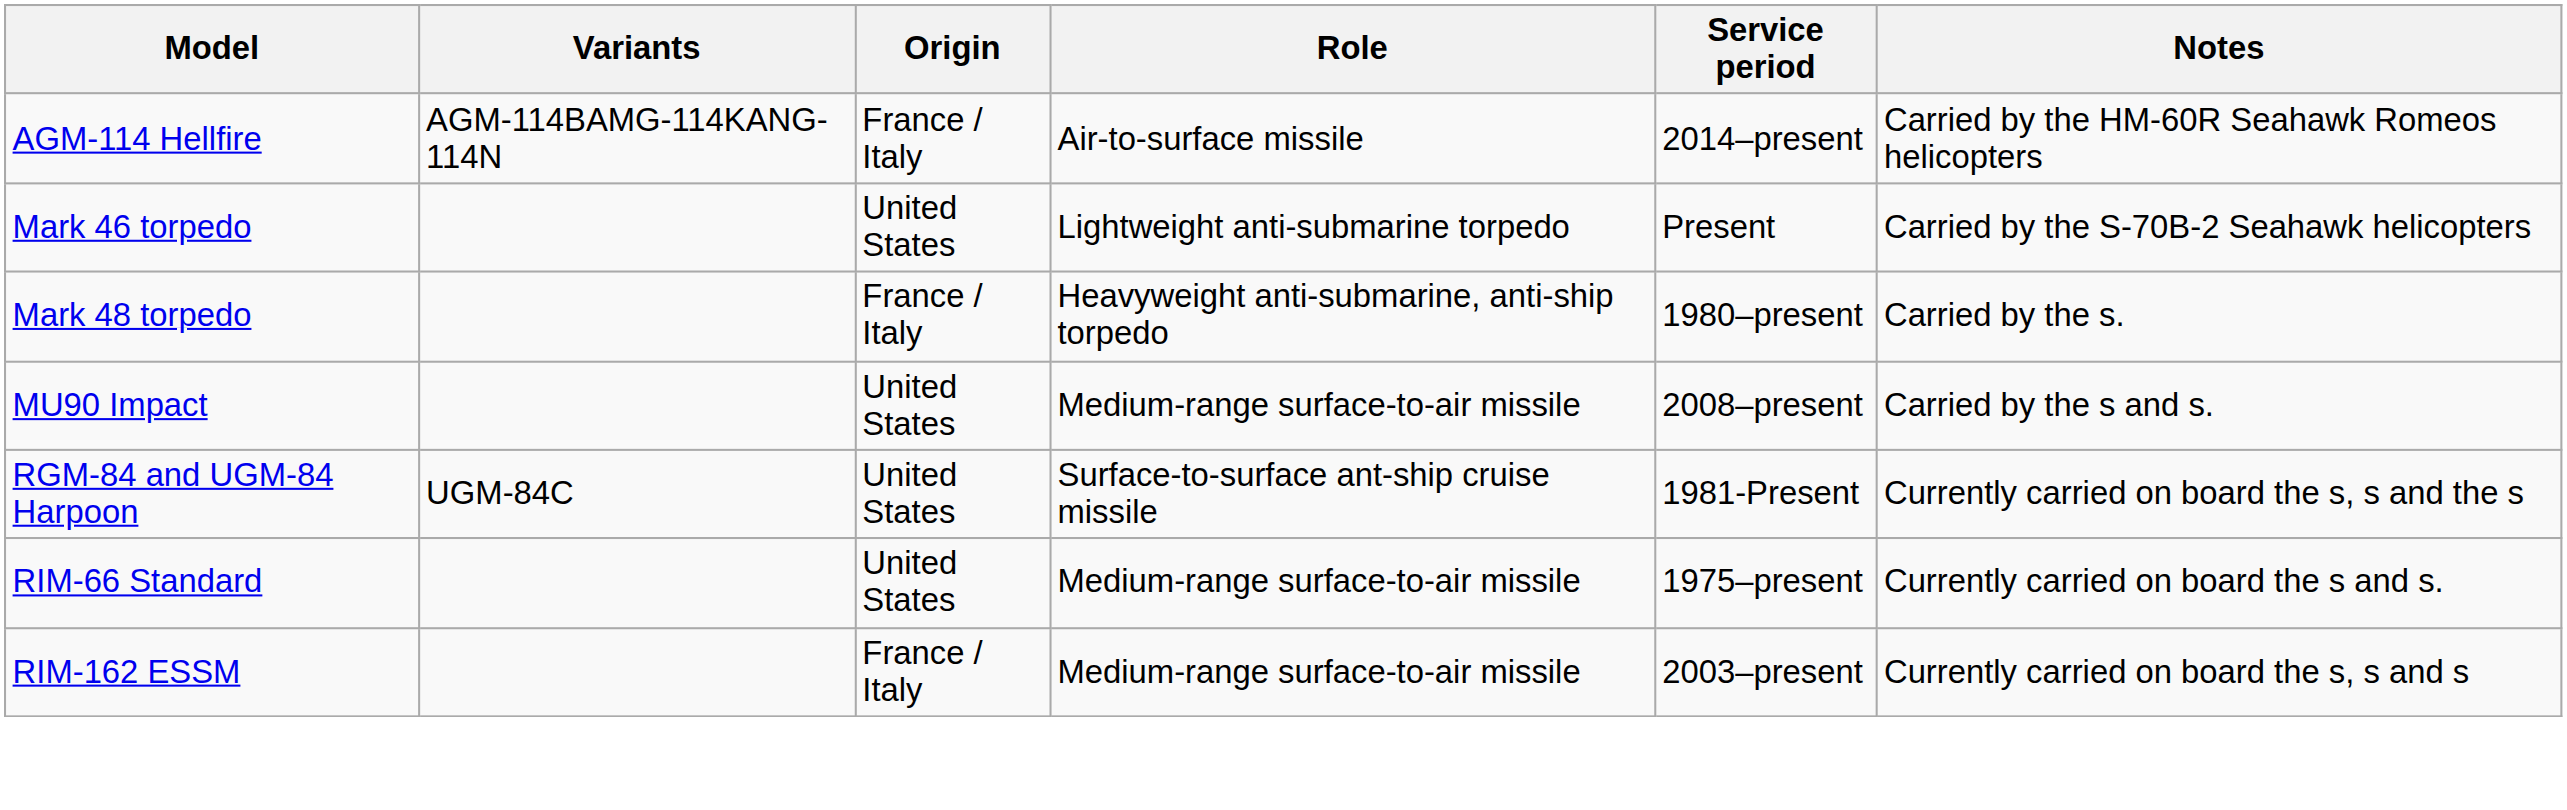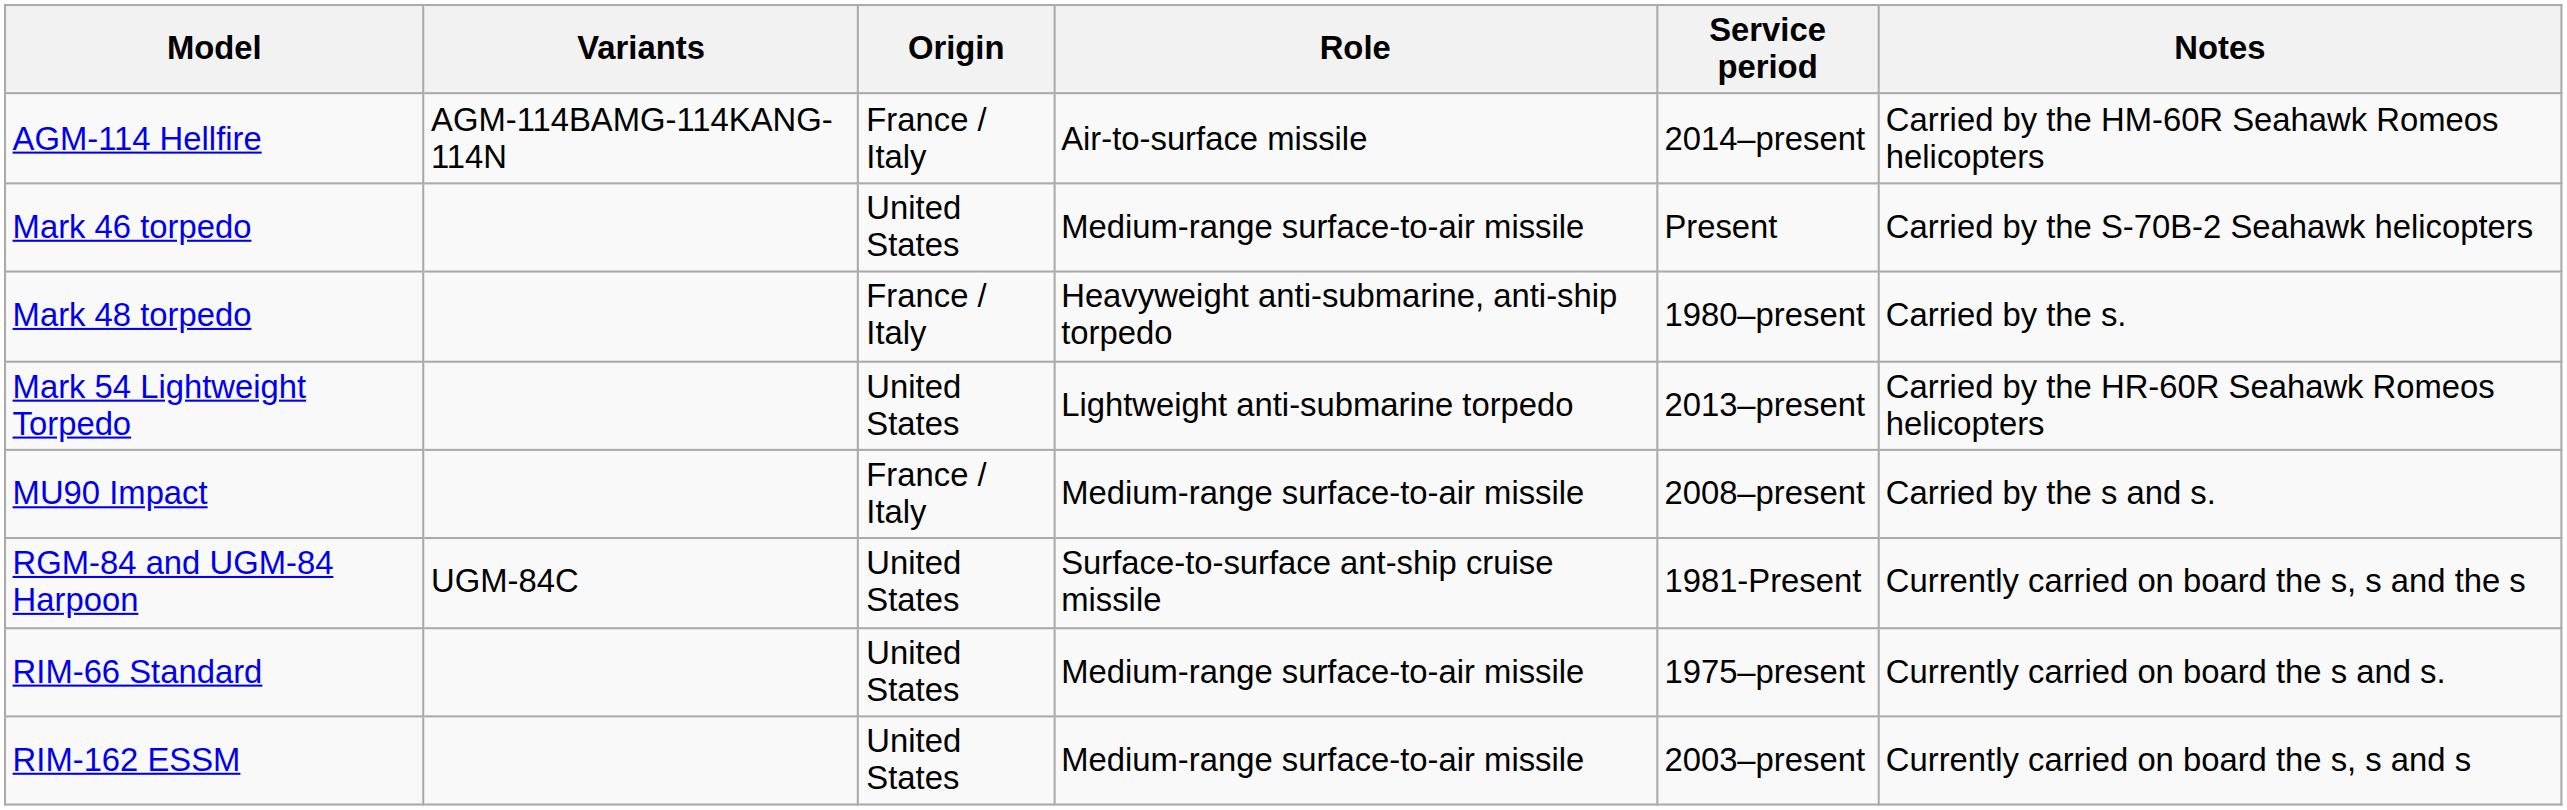(1314, 226) Lightweight anti-submarine torpedo -> (1323, 226) Medium-range surface-to-air missile
+ row: (159, 404)
(910, 404) United States -> (926, 493) France / Italy
(922, 671) France / Italy -> (914, 760) United States
